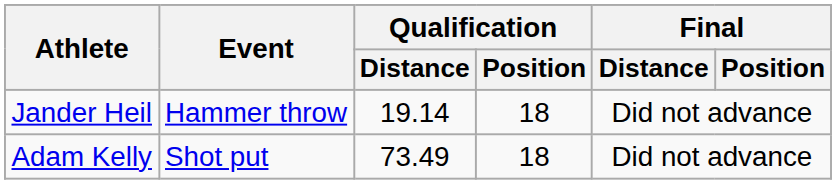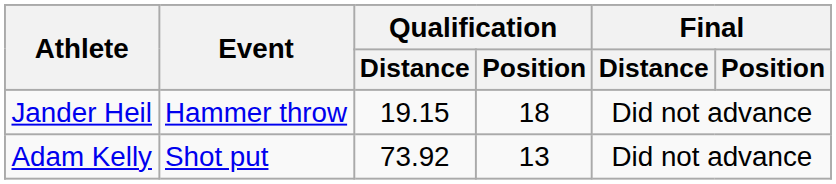(415, 113) 19.14 -> (415, 113) 19.15
(415, 157) 73.49 -> (415, 157) 73.92
(534, 157) 18 -> (534, 157) 13
